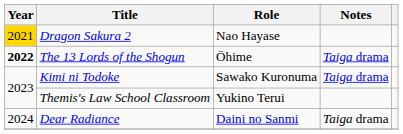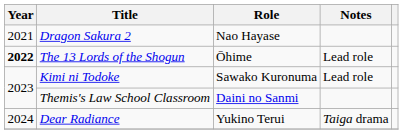(21, 35) gold background -> (21, 35) no background
(356, 56) Taiga drama -> (348, 56) Lead role
(356, 77) Taiga drama -> (348, 77) Lead role
(250, 98) Yukino Terui -> (257, 98) Daini no Sanmi
(257, 118) Daini no Sanmi -> (250, 118) Yukino Terui
